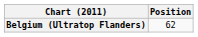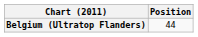(171, 25) 62 -> (171, 25) 44
